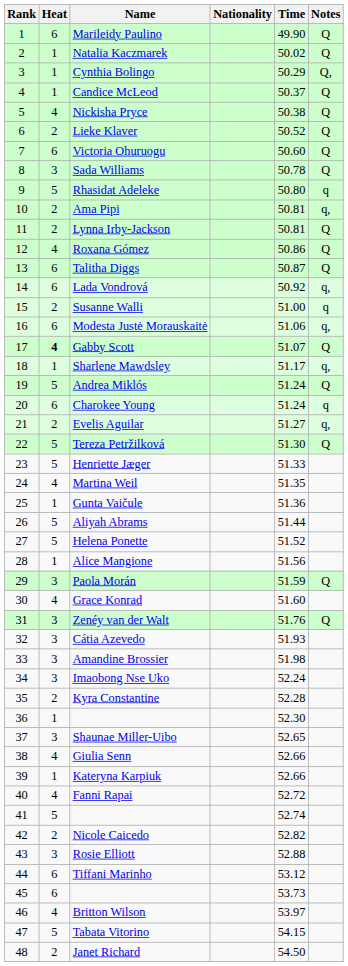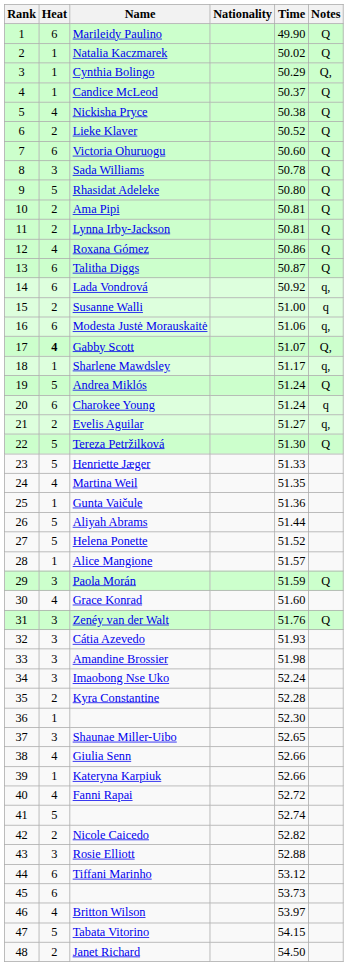(326, 190) q -> (326, 190) Q
(326, 209) q, -> (326, 209) Q
(326, 346) Q -> (326, 346) Q,
(292, 561) 51.56 -> (292, 561) 51.57
